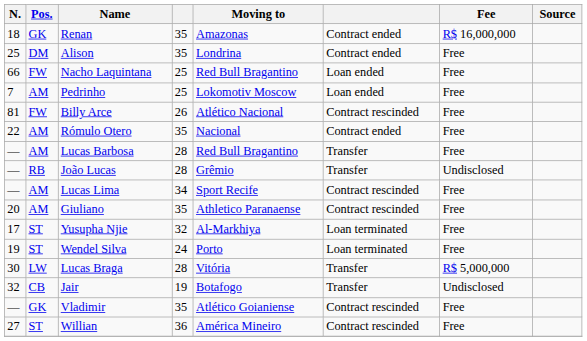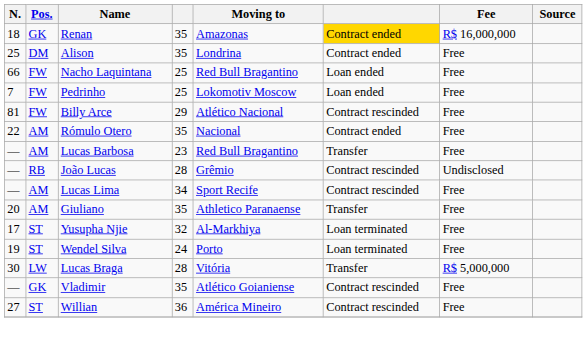(364, 33) no background -> (364, 33) gold background
(38, 92) AM -> (38, 92) FW
(181, 111) 26 -> (181, 111) 29
(181, 151) 28 -> (181, 151) 23
(347, 170) Transfer -> (373, 170) Contract rescinded
(373, 209) Contract rescinded -> (347, 209) Transfer
- row: (70, 287)
